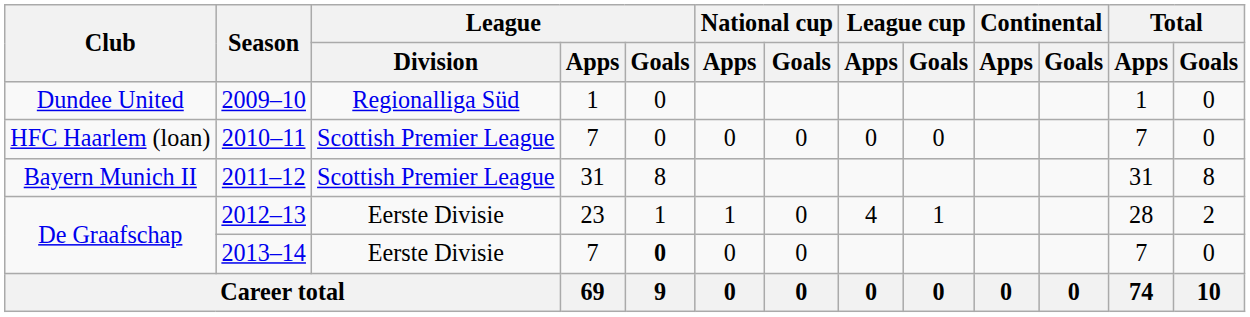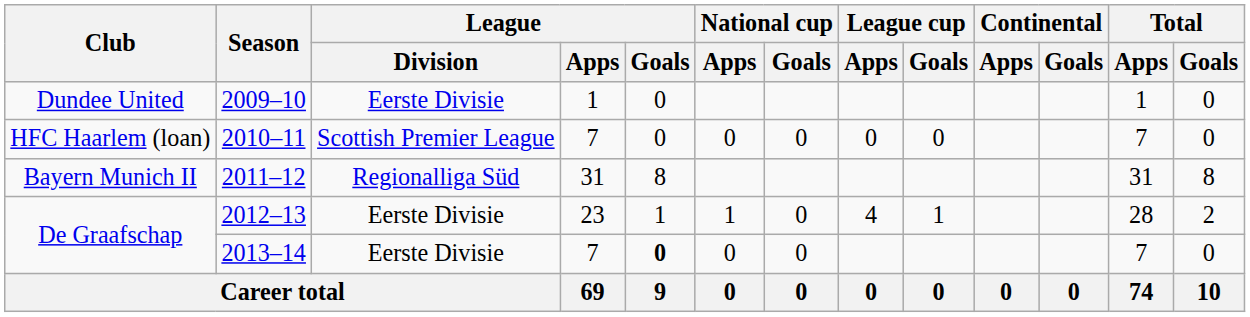(436, 100) Regionalliga Süd -> (436, 100) Eerste Divisie
(436, 176) Scottish Premier League -> (436, 176) Regionalliga Süd
